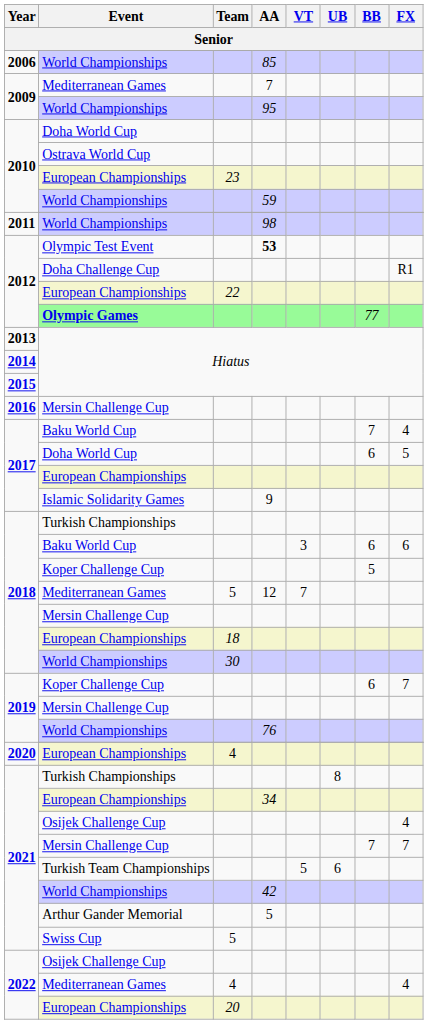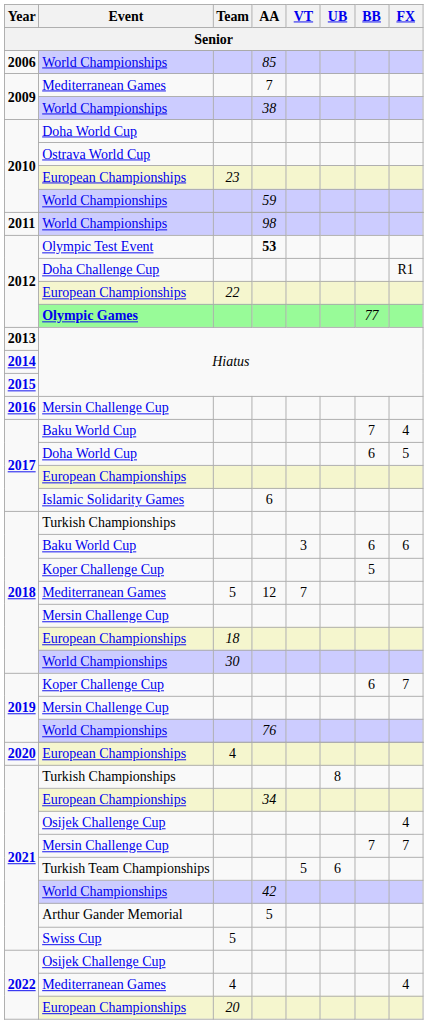(269, 108) 95 -> (269, 108) 38
(269, 500) 9 -> (269, 500) 6
